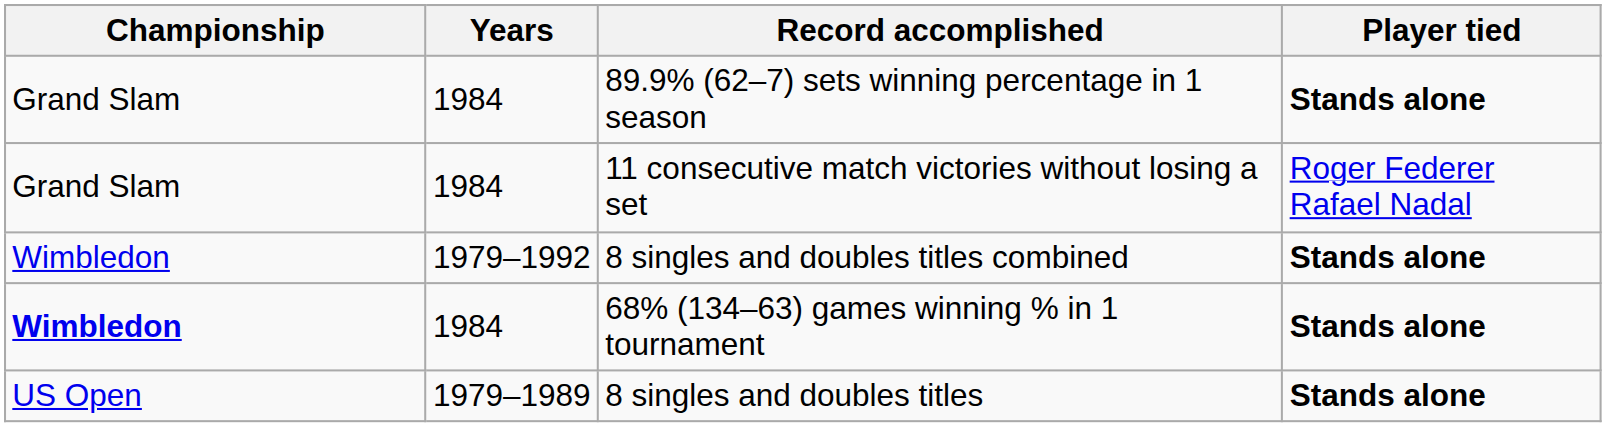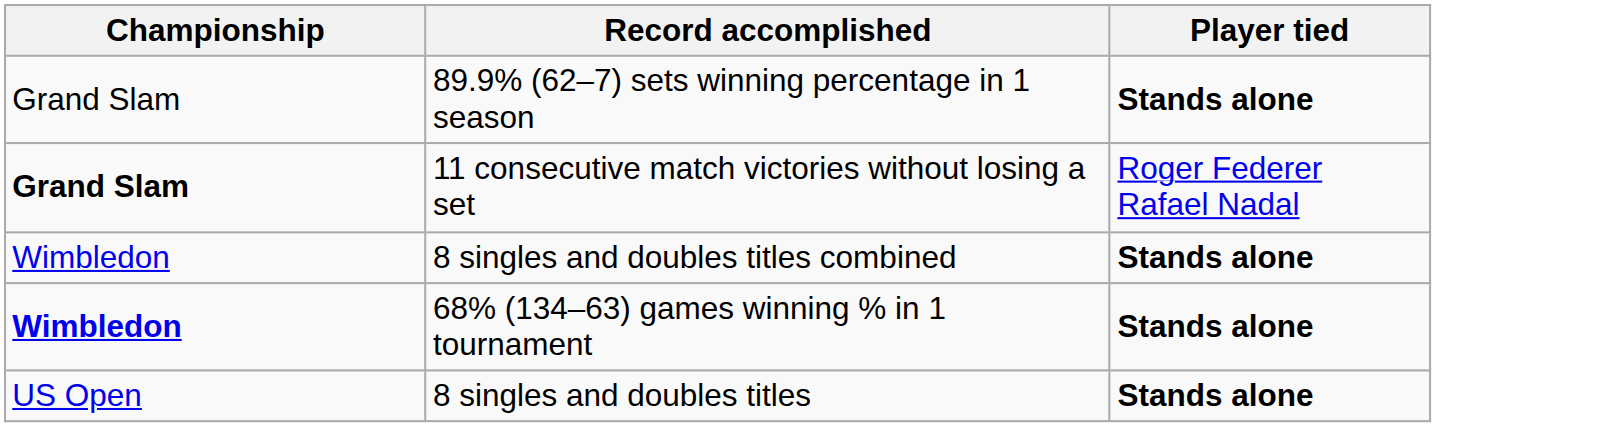- column: (512, 29)
(96, 186) normal -> (101, 186) bold
